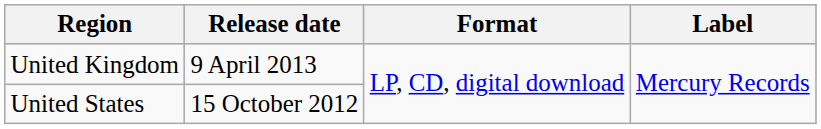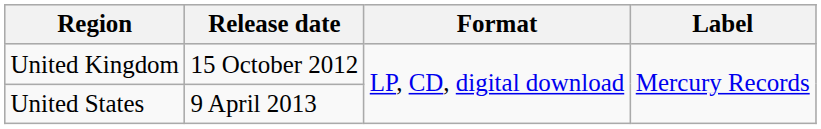(254, 63) 9 April 2013 -> (274, 63) 15 October 2012
(274, 103) 15 October 2012 -> (254, 103) 9 April 2013
